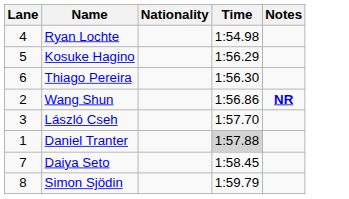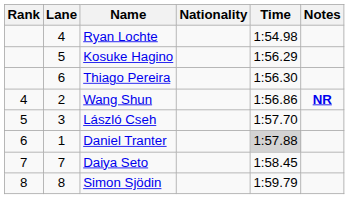+ column: (24, 15)
